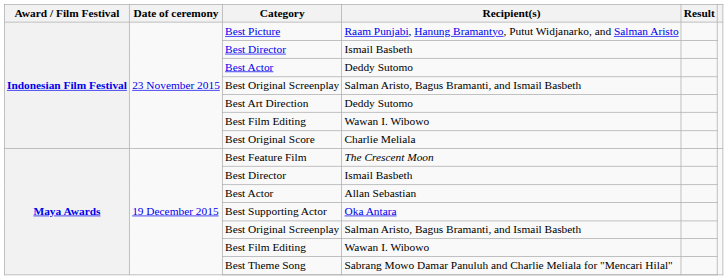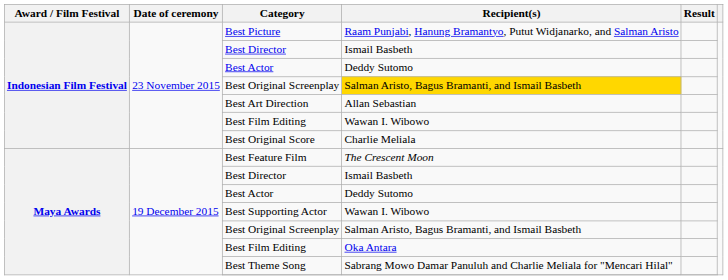(463, 85) no background -> (463, 85) gold background
(379, 103) Deddy Sutomo -> (380, 103) Allan Sebastian
(380, 193) Allan Sebastian -> (379, 193) Deddy Sutomo
(371, 211) Oka Antara -> (387, 211) Wawan I. Wibowo
(387, 247) Wawan I. Wibowo -> (371, 247) Oka Antara
